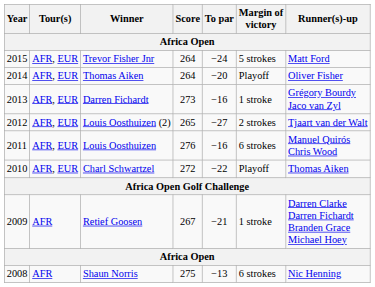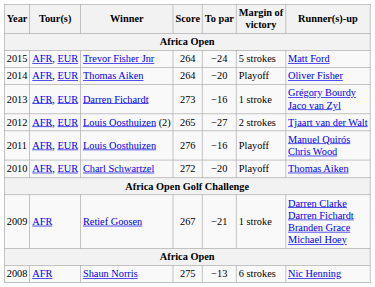(257, 146) 6 strokes -> (254, 146) Playoff
(219, 169) −22 -> (219, 169) −20
